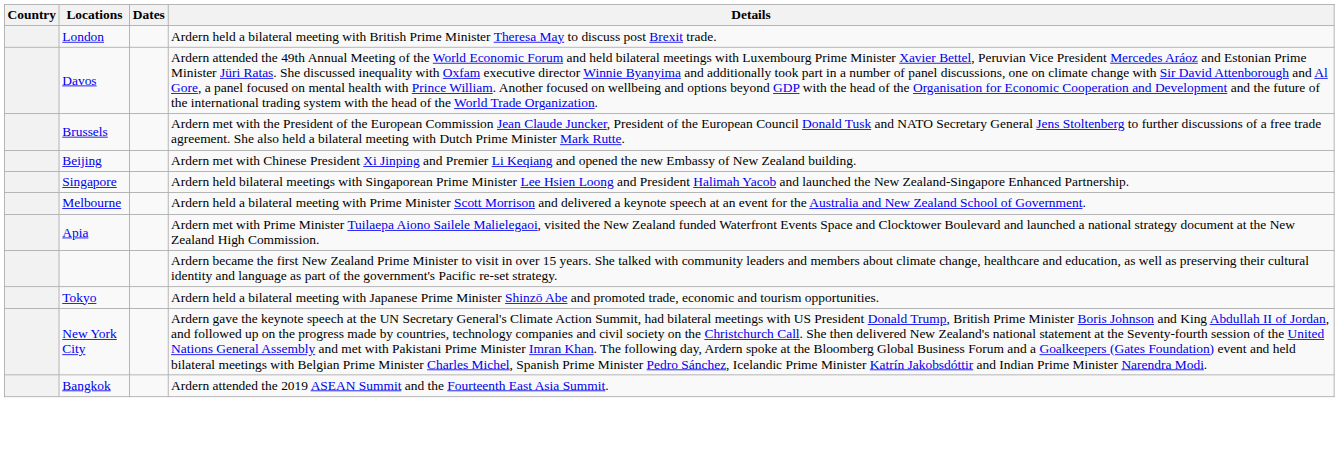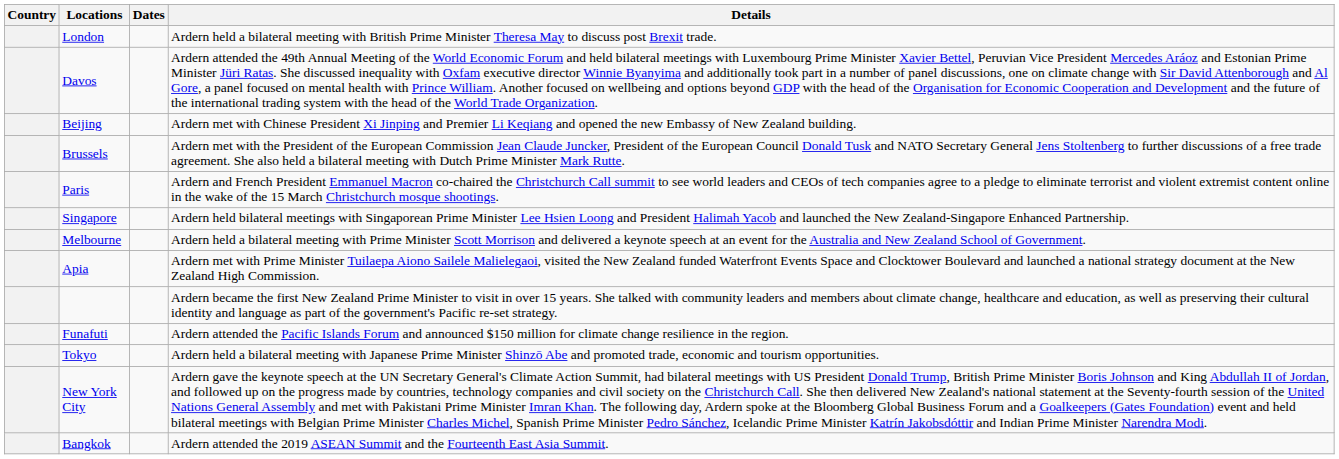rows swapped: (85, 132) <-> (82, 160)
+ row: (76, 189)
+ row: (85, 334)
